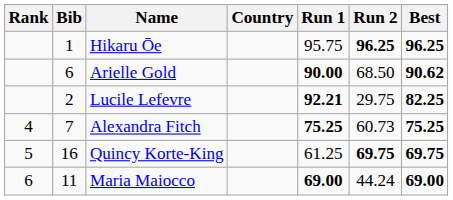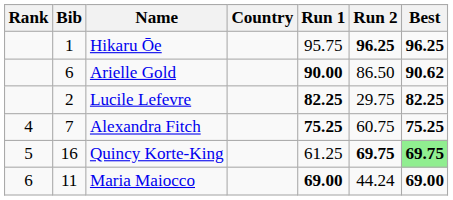(375, 72) 68.50 -> (375, 72) 86.50
(323, 99) 92.21 -> (323, 99) 82.25
(375, 126) 60.73 -> (375, 126) 60.75
(425, 153) no background -> (425, 153) lightgreen background
